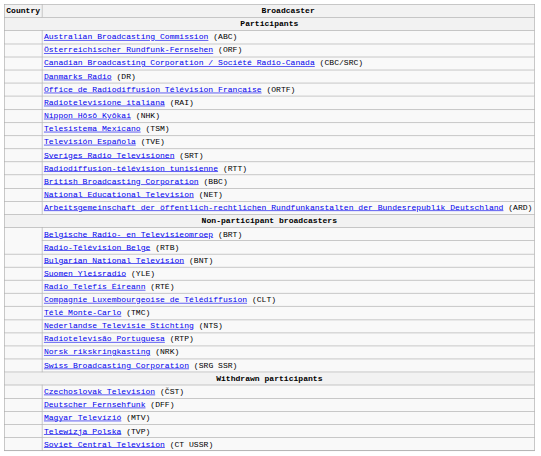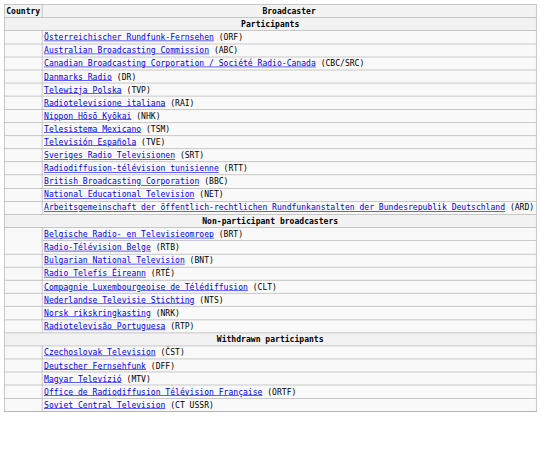rows swapped: (141, 37) <-> (143, 50)
rows swapped: (170, 90) <-> (97, 431)
- row: (100, 274)
- row: (97, 313)
rows swapped: (112, 352) <-> (119, 339)
- row: (141, 366)
